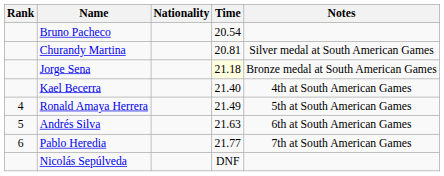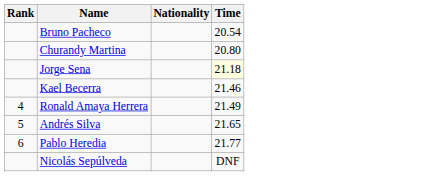- column: (341, 13)
(228, 50) 20.81 -> (228, 50) 20.80
(228, 87) 21.40 -> (228, 87) 21.46
(228, 124) 21.63 -> (228, 124) 21.65
